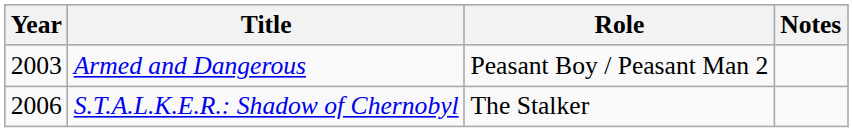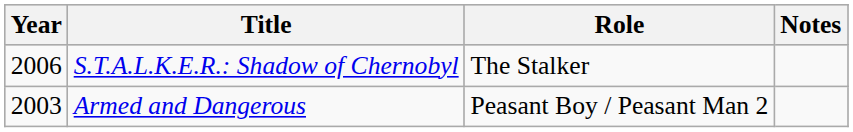rows swapped: (190, 65) <-> (266, 106)
